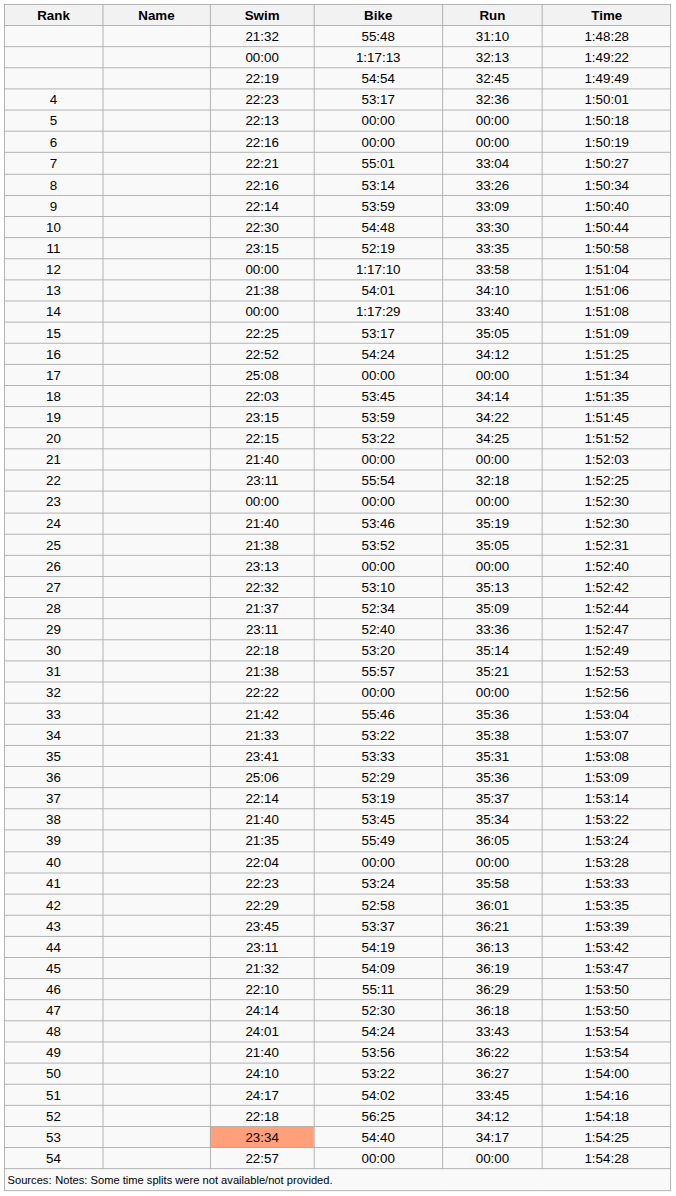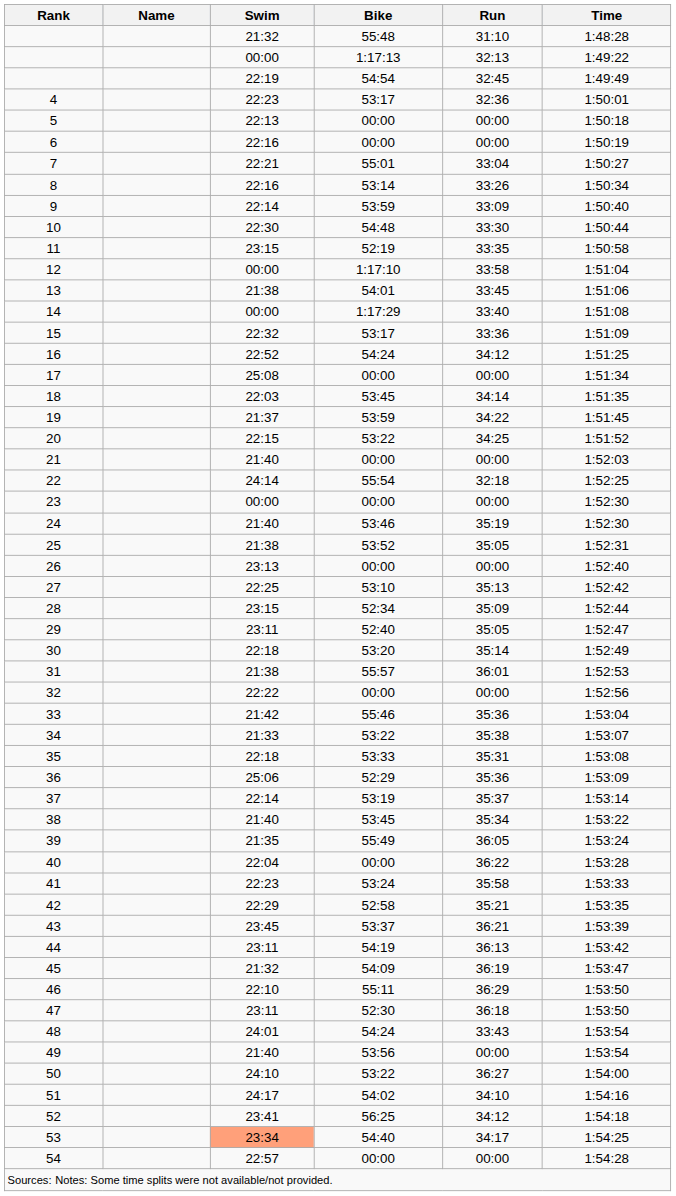(492, 290) 34:10 -> (492, 290) 33:45
(262, 333) 22:25 -> (262, 333) 22:32
(492, 333) 35:05 -> (492, 333) 33:36
(262, 418) 23:15 -> (262, 418) 21:37
(262, 481) 23:11 -> (262, 481) 24:14
(262, 587) 22:32 -> (262, 587) 22:25
(262, 608) 21:37 -> (262, 608) 23:15
(492, 629) 33:36 -> (492, 629) 35:05
(492, 672) 35:21 -> (492, 672) 36:01
(262, 756) 23:41 -> (262, 756) 22:18
(492, 862) 00:00 -> (492, 862) 36:22
(492, 905) 36:01 -> (492, 905) 35:21
(262, 1010) 24:14 -> (262, 1010) 23:11
(492, 1053) 36:22 -> (492, 1053) 00:00
(492, 1095) 33:45 -> (492, 1095) 34:10
(262, 1116) 22:18 -> (262, 1116) 23:41
